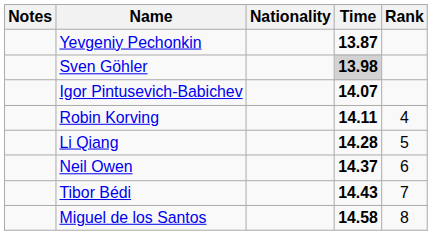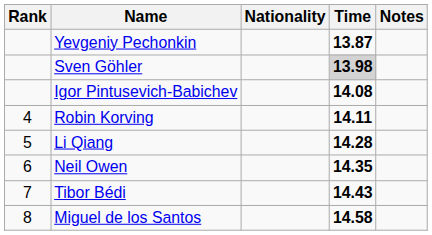columns swapped: (404, 17) <-> (30, 17)
(358, 92) 14.07 -> (353, 92) 14.08
(358, 167) 14.37 -> (353, 167) 14.35
